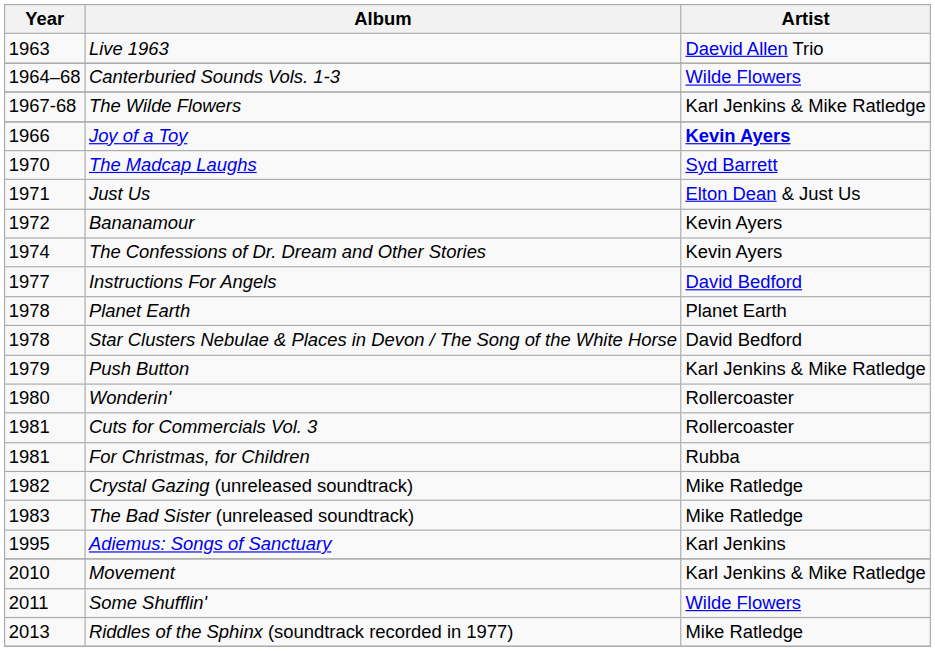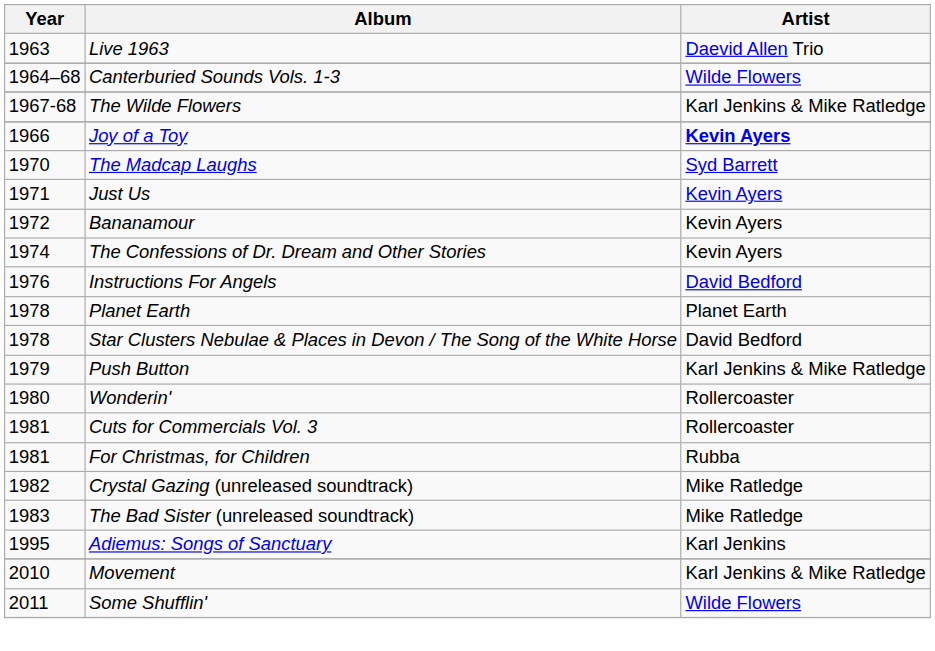(773, 194) Elton Dean & Just Us -> (734, 194) Kevin Ayers
(29, 281) 1977 -> (29, 281) 1976
- row: (301, 631)
